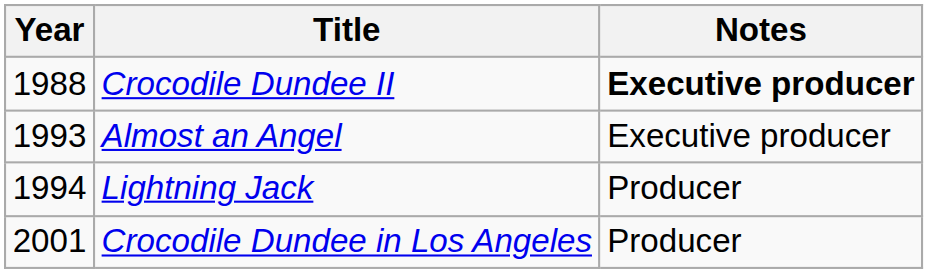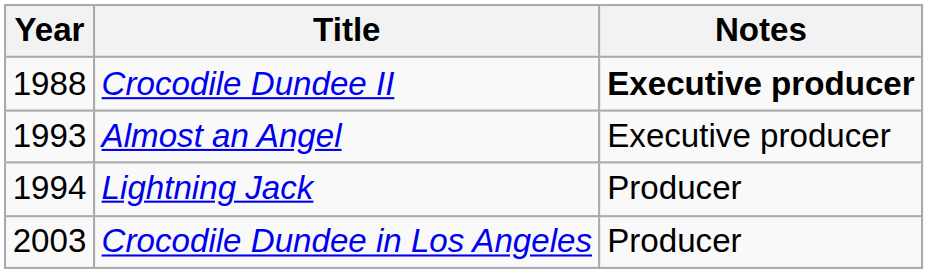(50, 240) 2001 -> (50, 240) 2003
